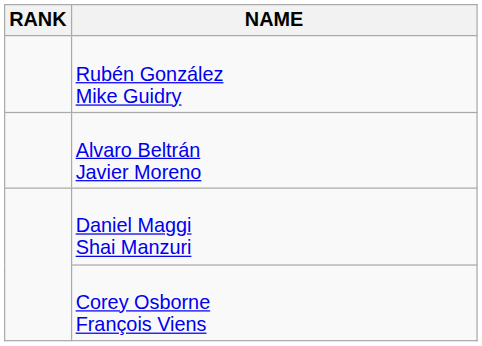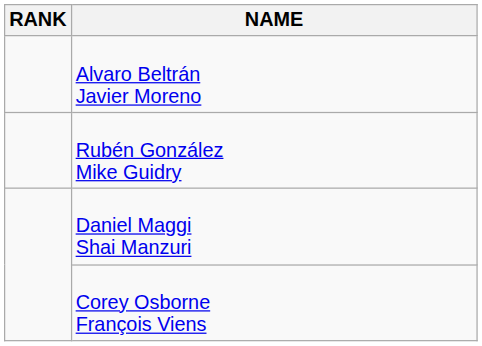rows swapped: (139, 161) <-> (150, 85)
